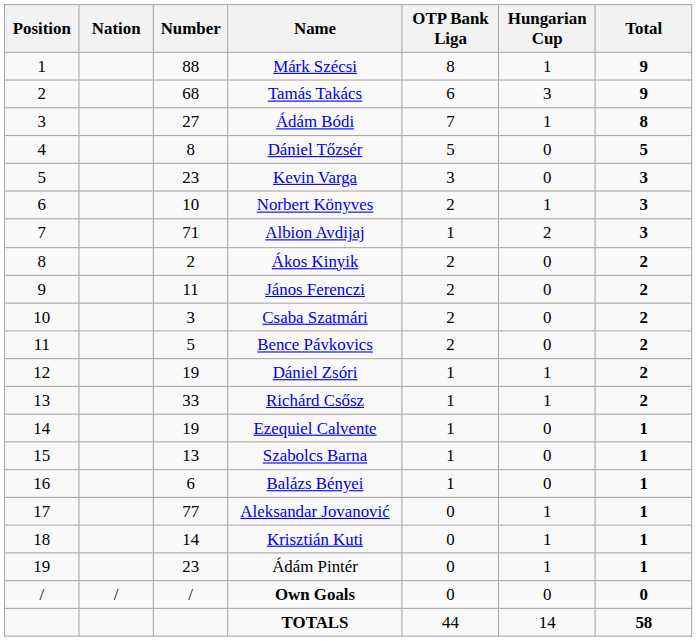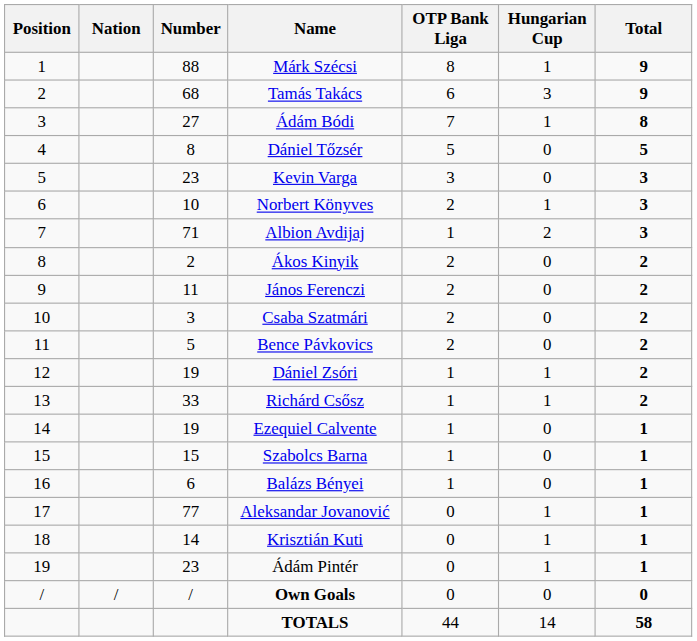(191, 455) 13 -> (191, 455) 15
